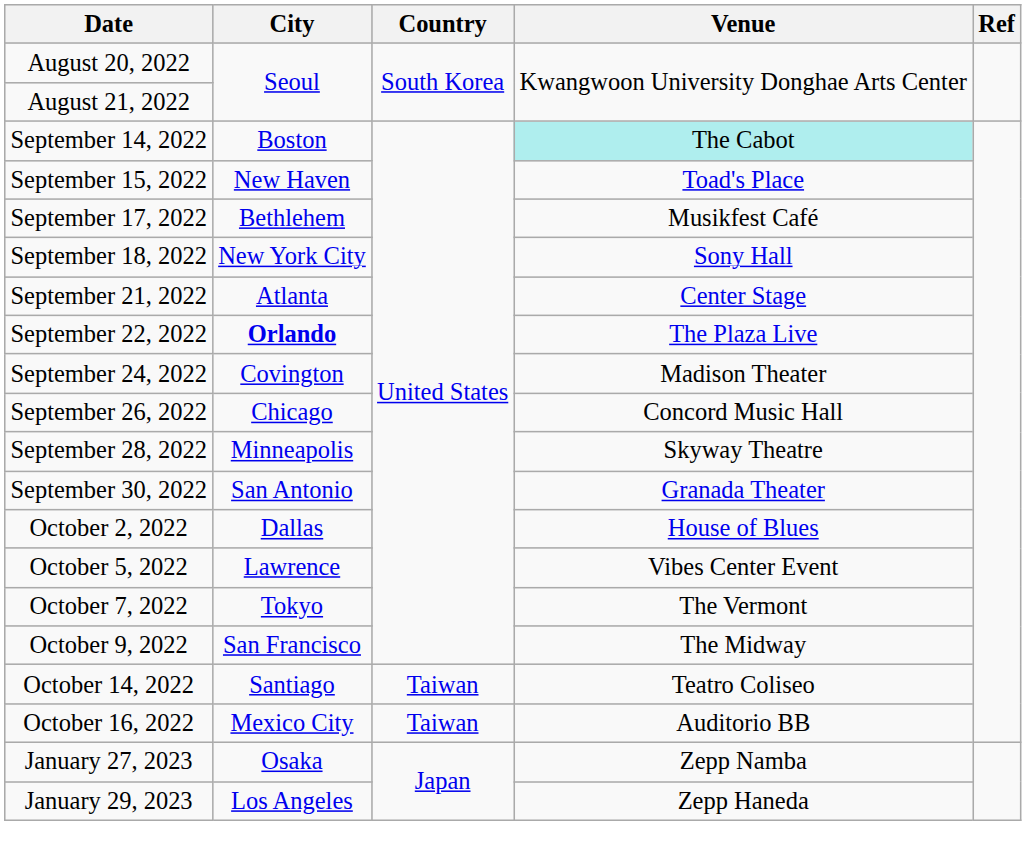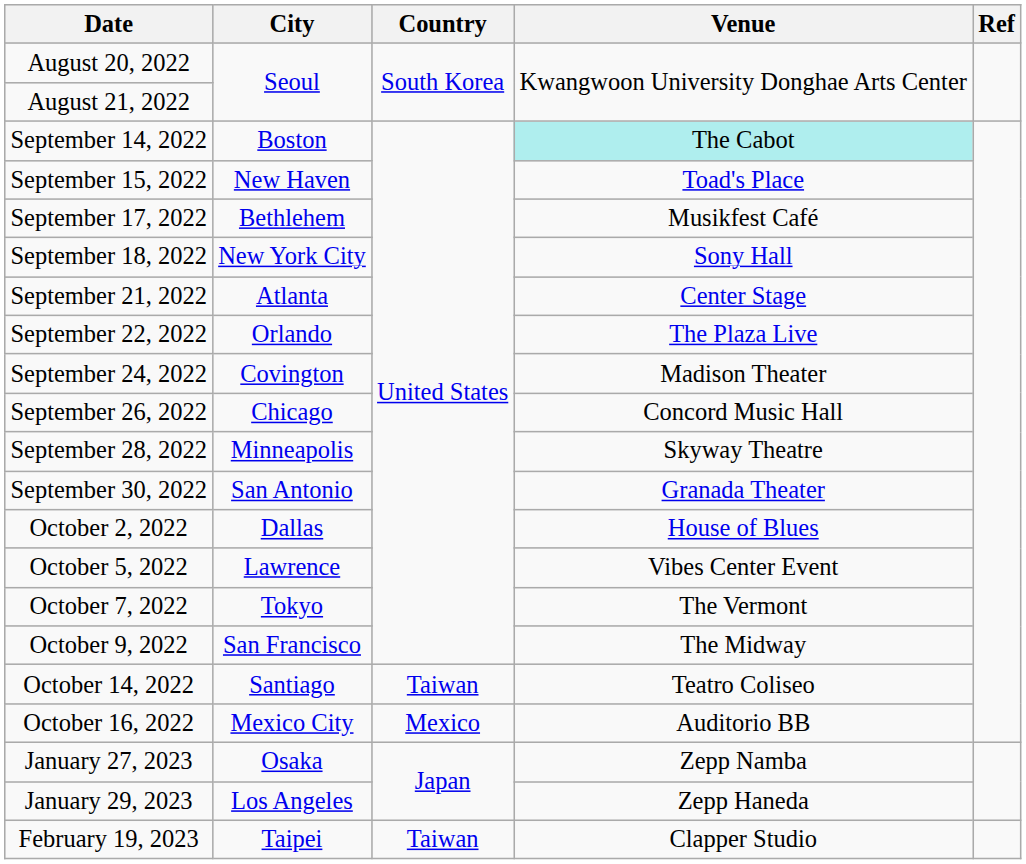(292, 334) bold -> (292, 334) normal
(443, 722) Taiwan -> (443, 722) Mexico
+ row: (109, 839)
